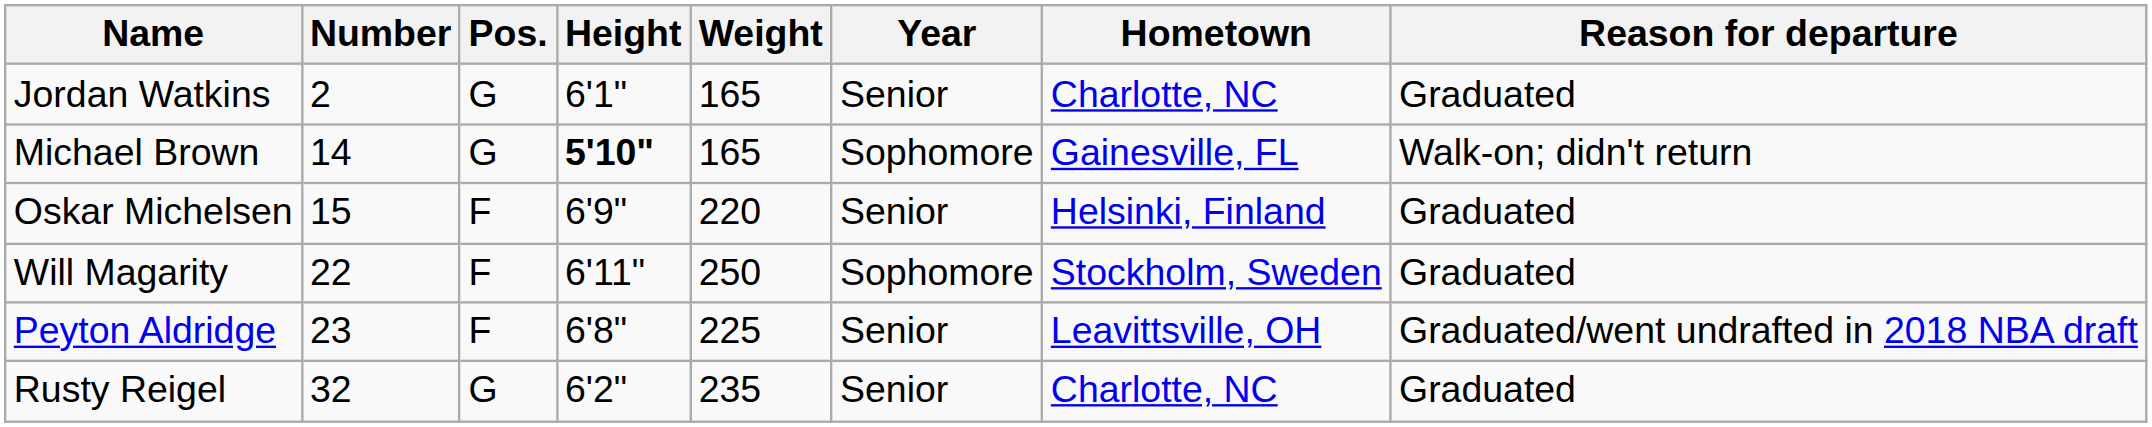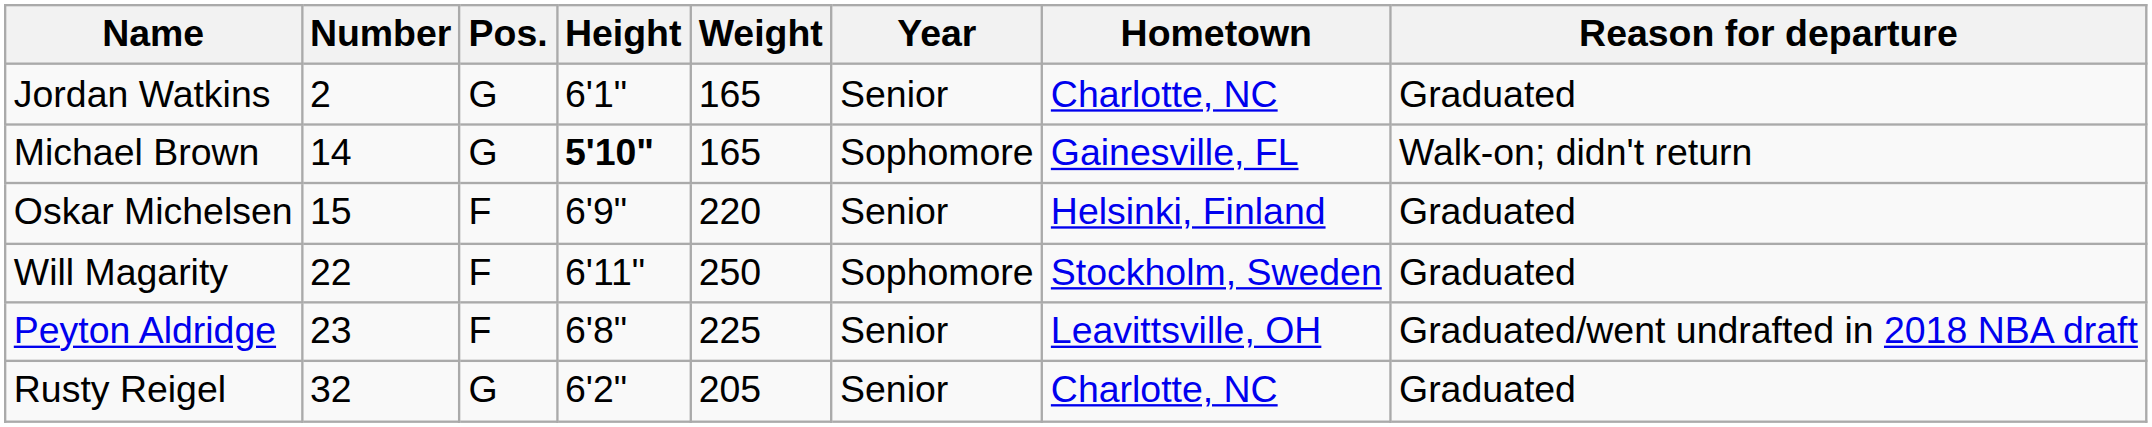(730, 390) 235 -> (730, 390) 205
